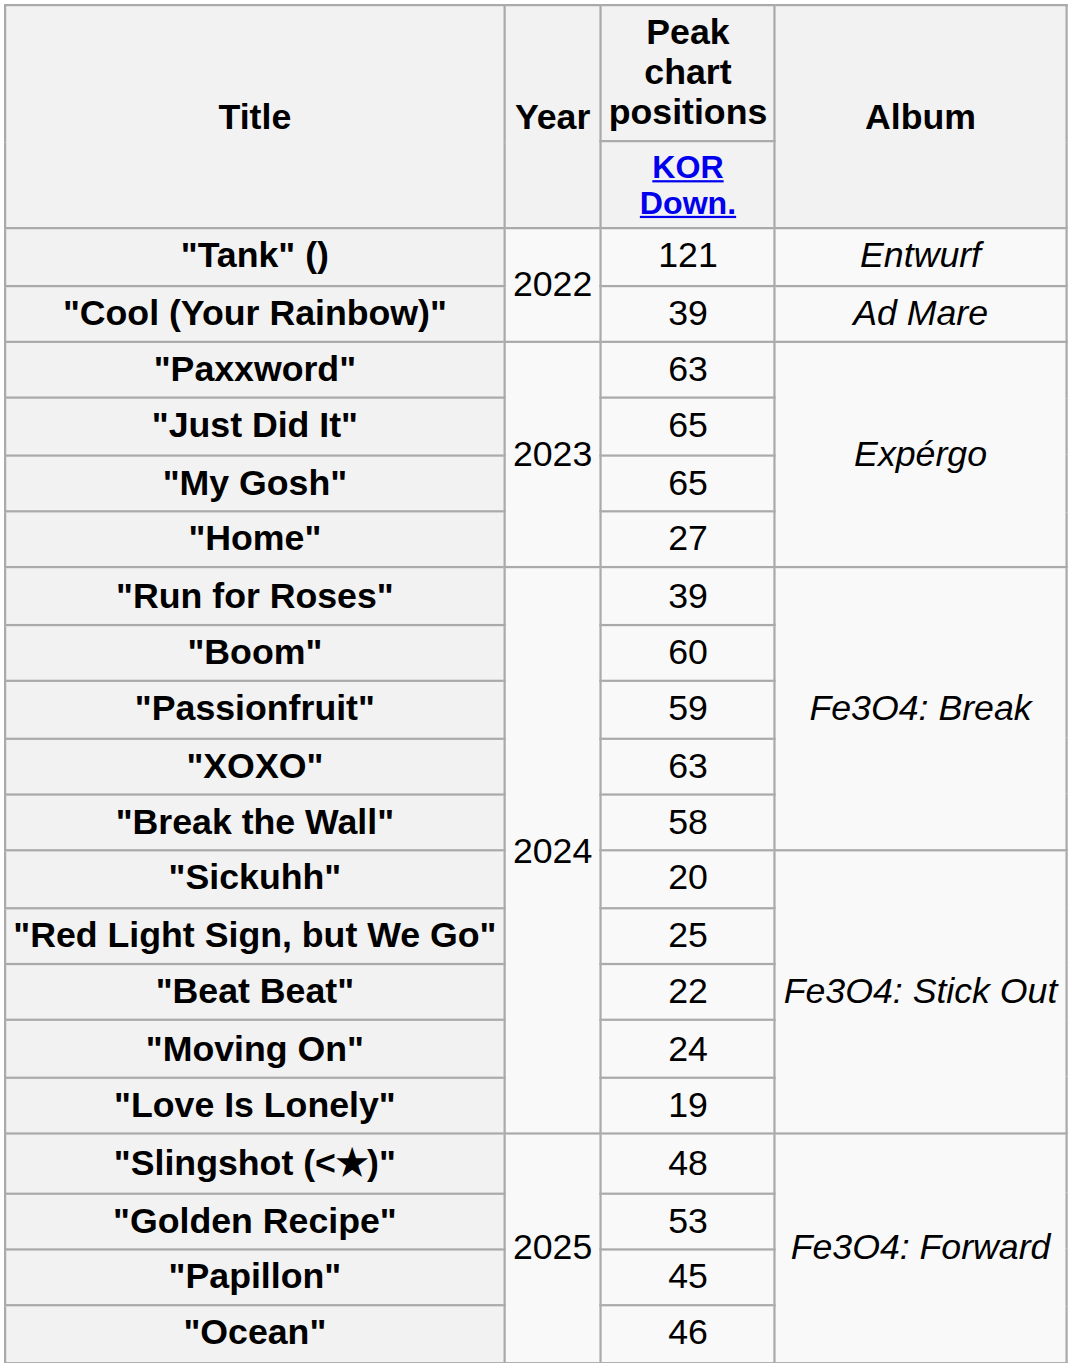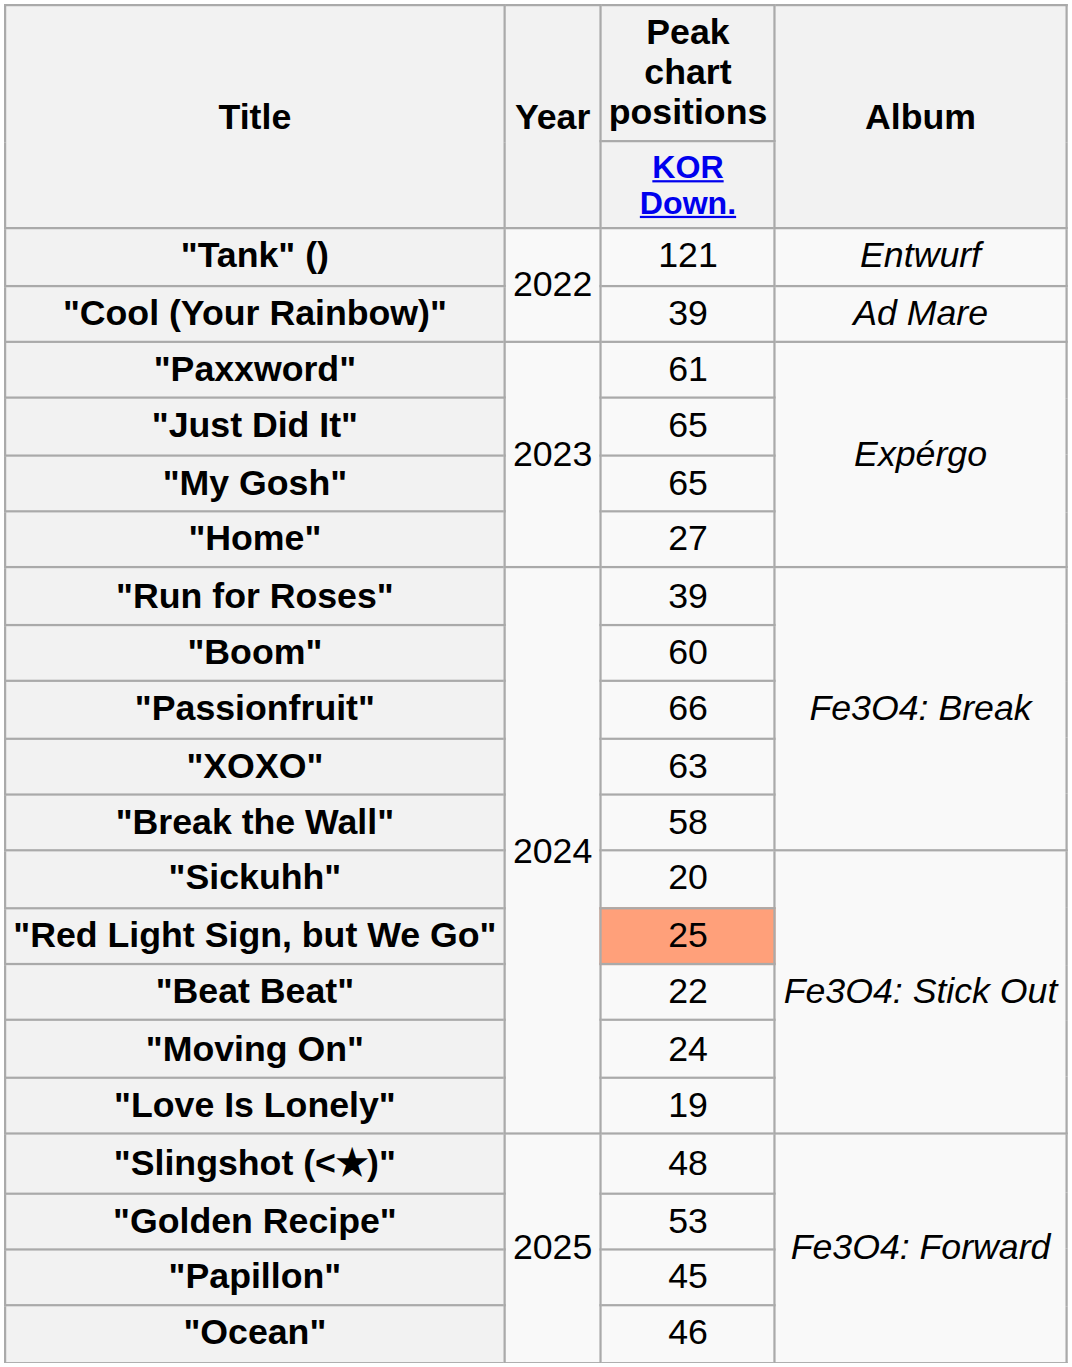(688, 369) 63 -> (688, 369) 61
(688, 708) 59 -> (688, 708) 66
(688, 935) no background -> (688, 935) lightsalmon background
